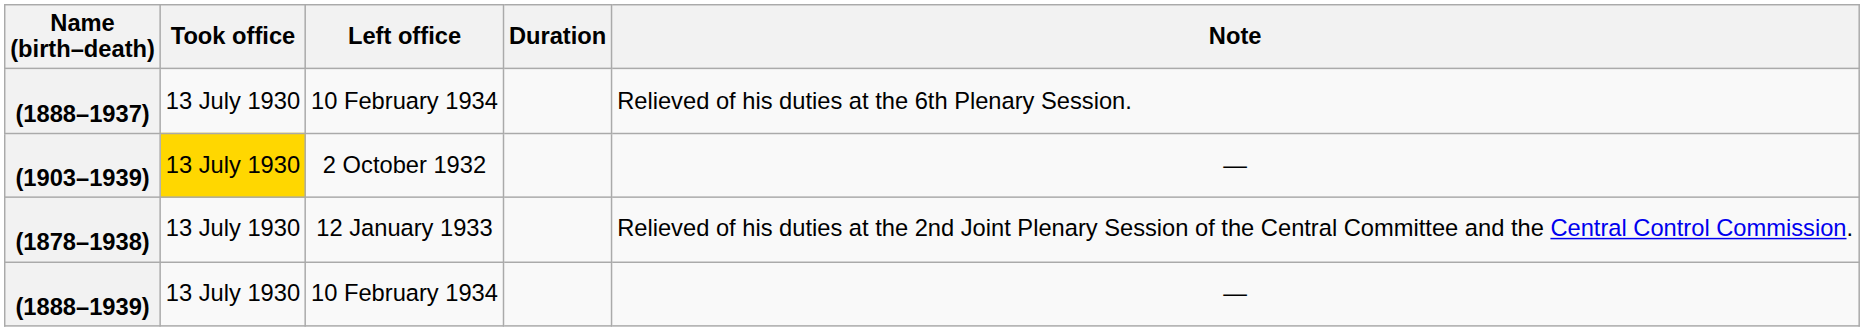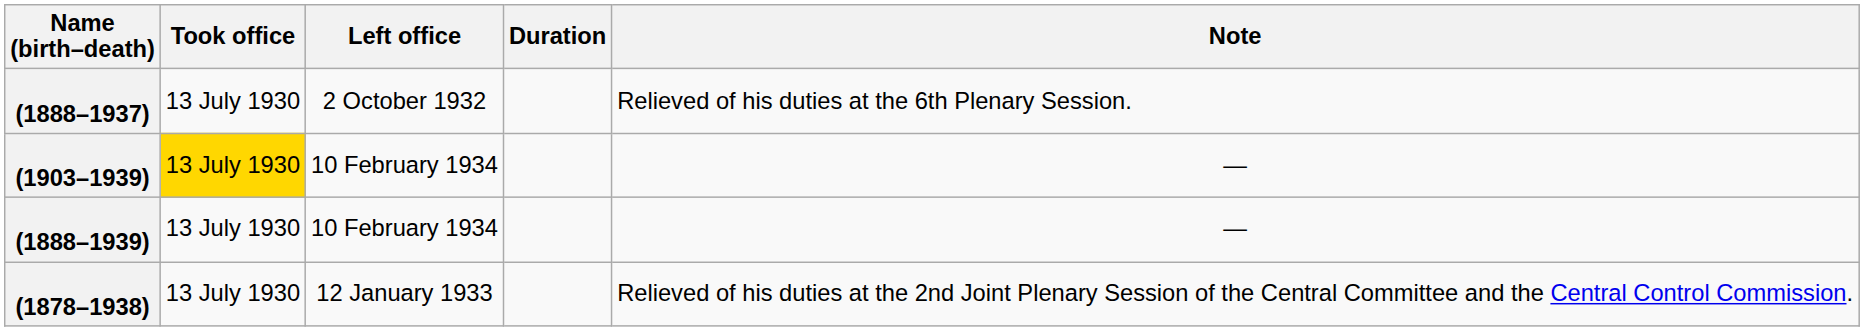(405, 100) 10 February 1934 -> (404, 100) 2 October 1932
(404, 164) 2 October 1932 -> (405, 164) 10 February 1934
rows swapped: (83, 242) <-> (83, 306)
